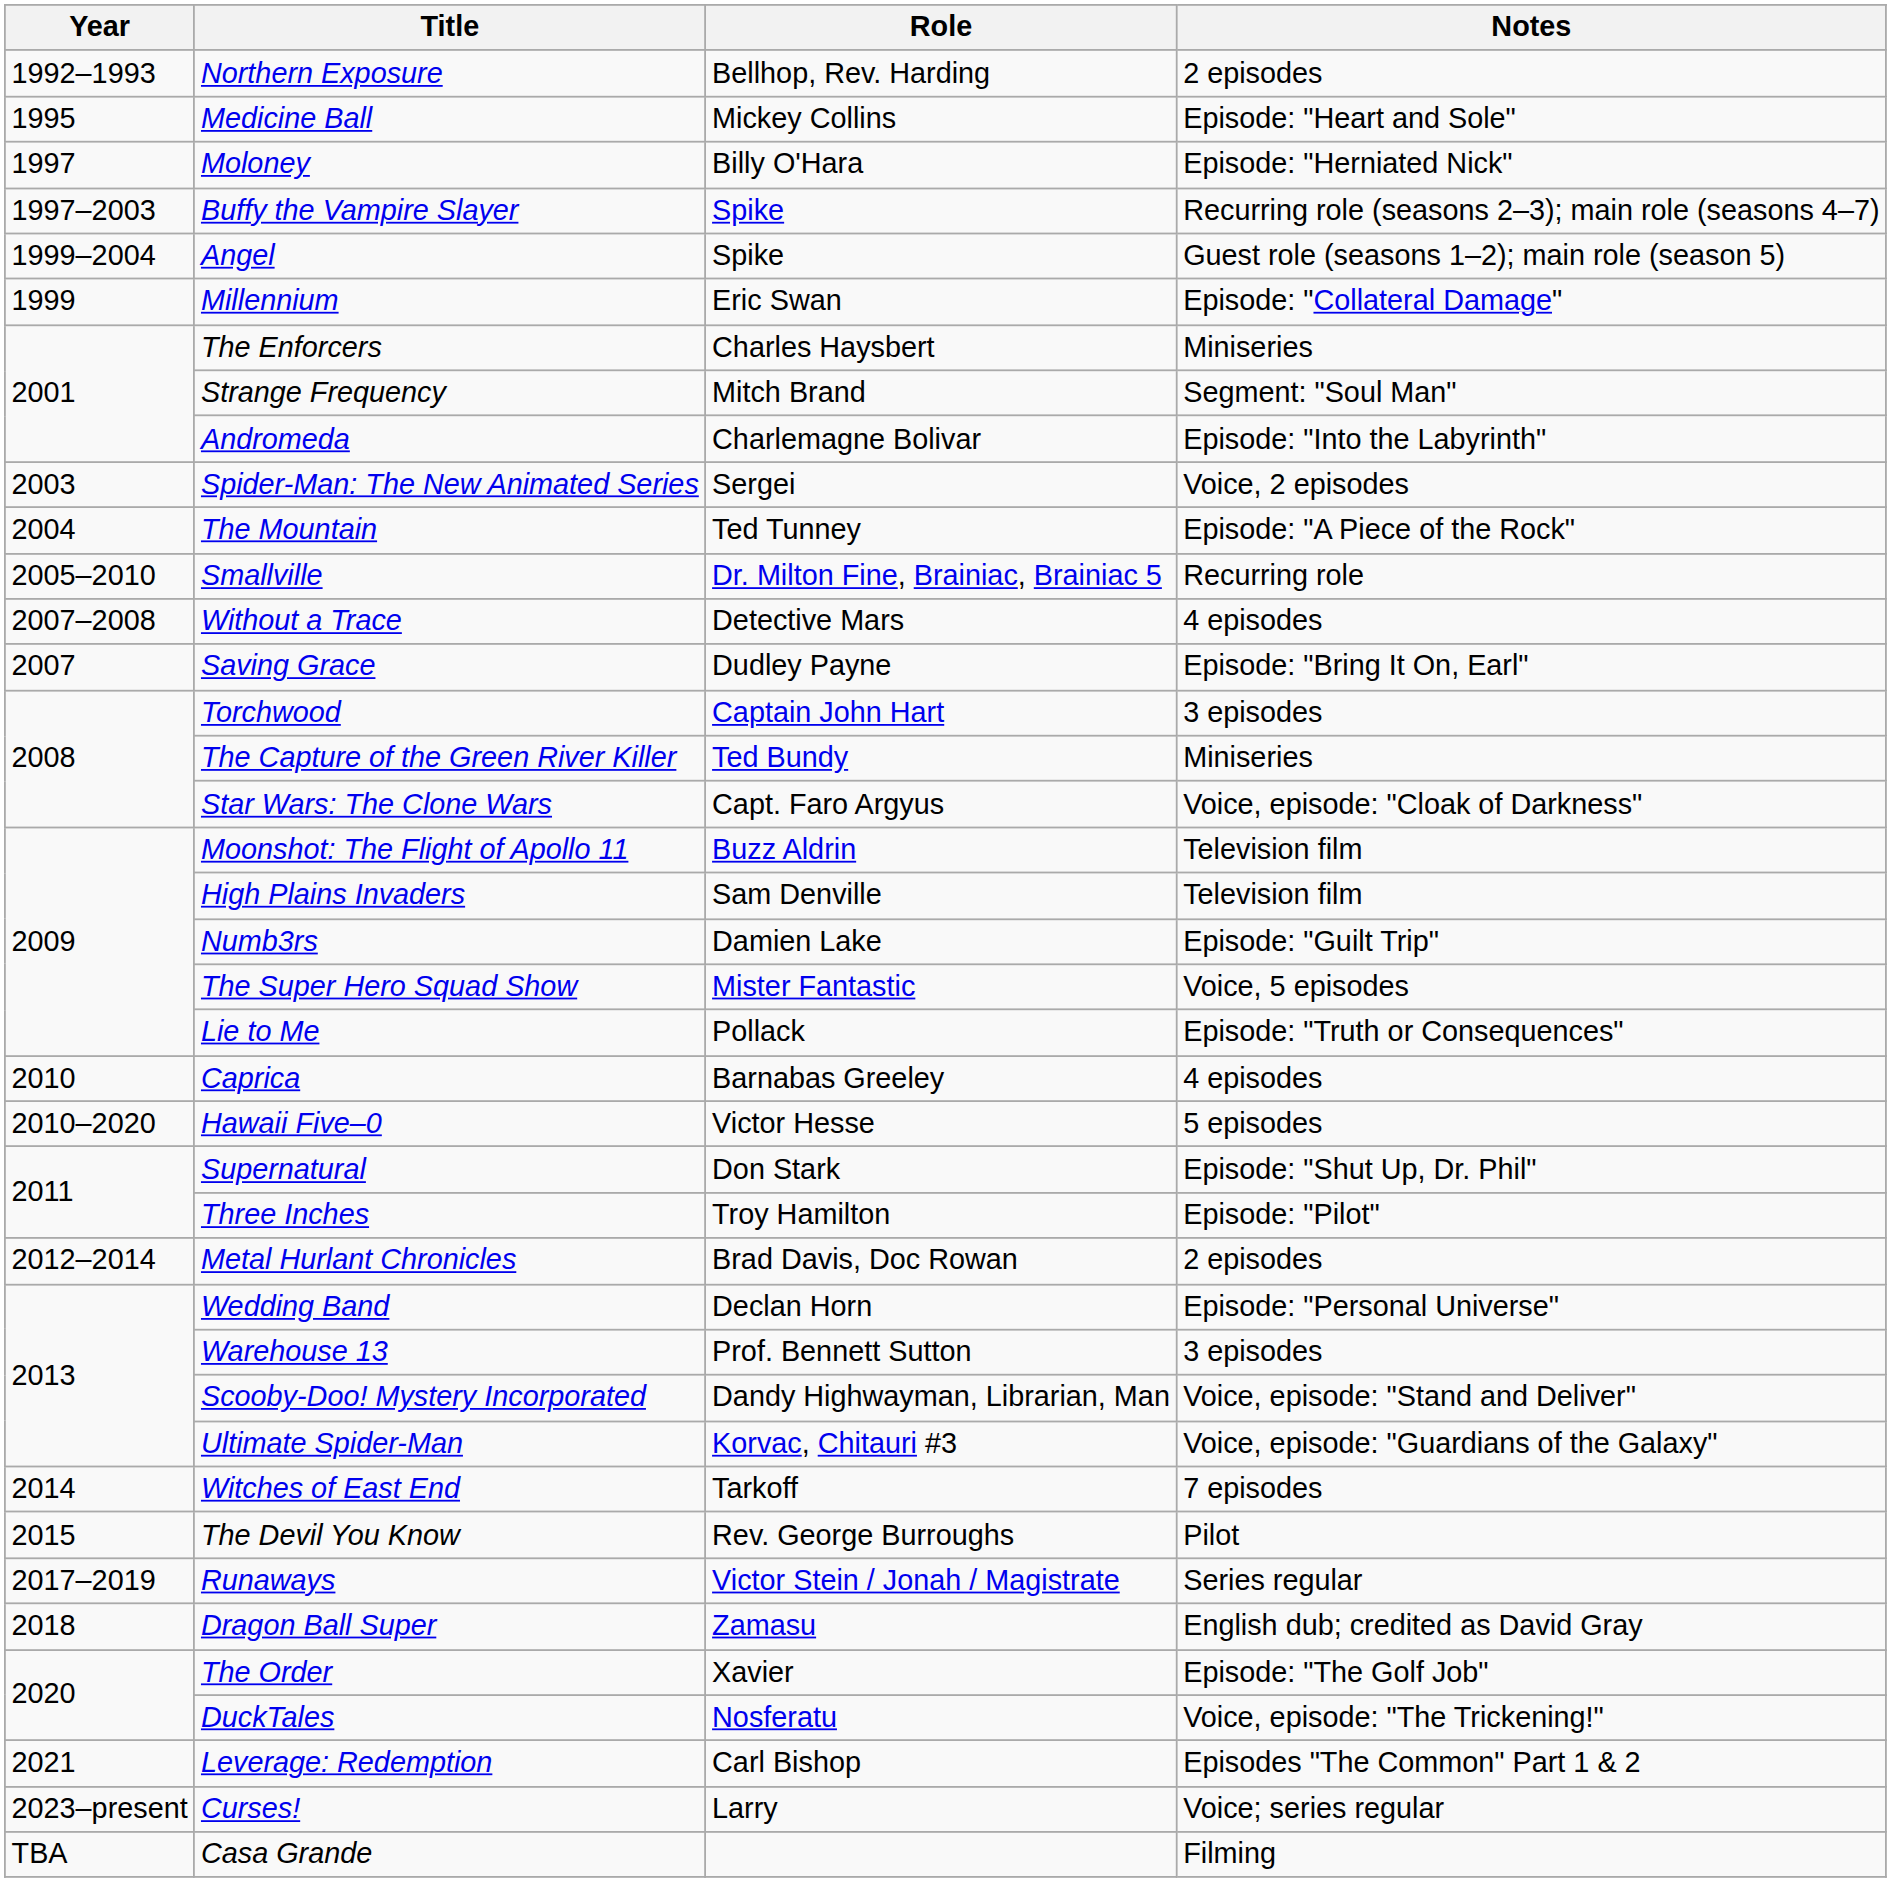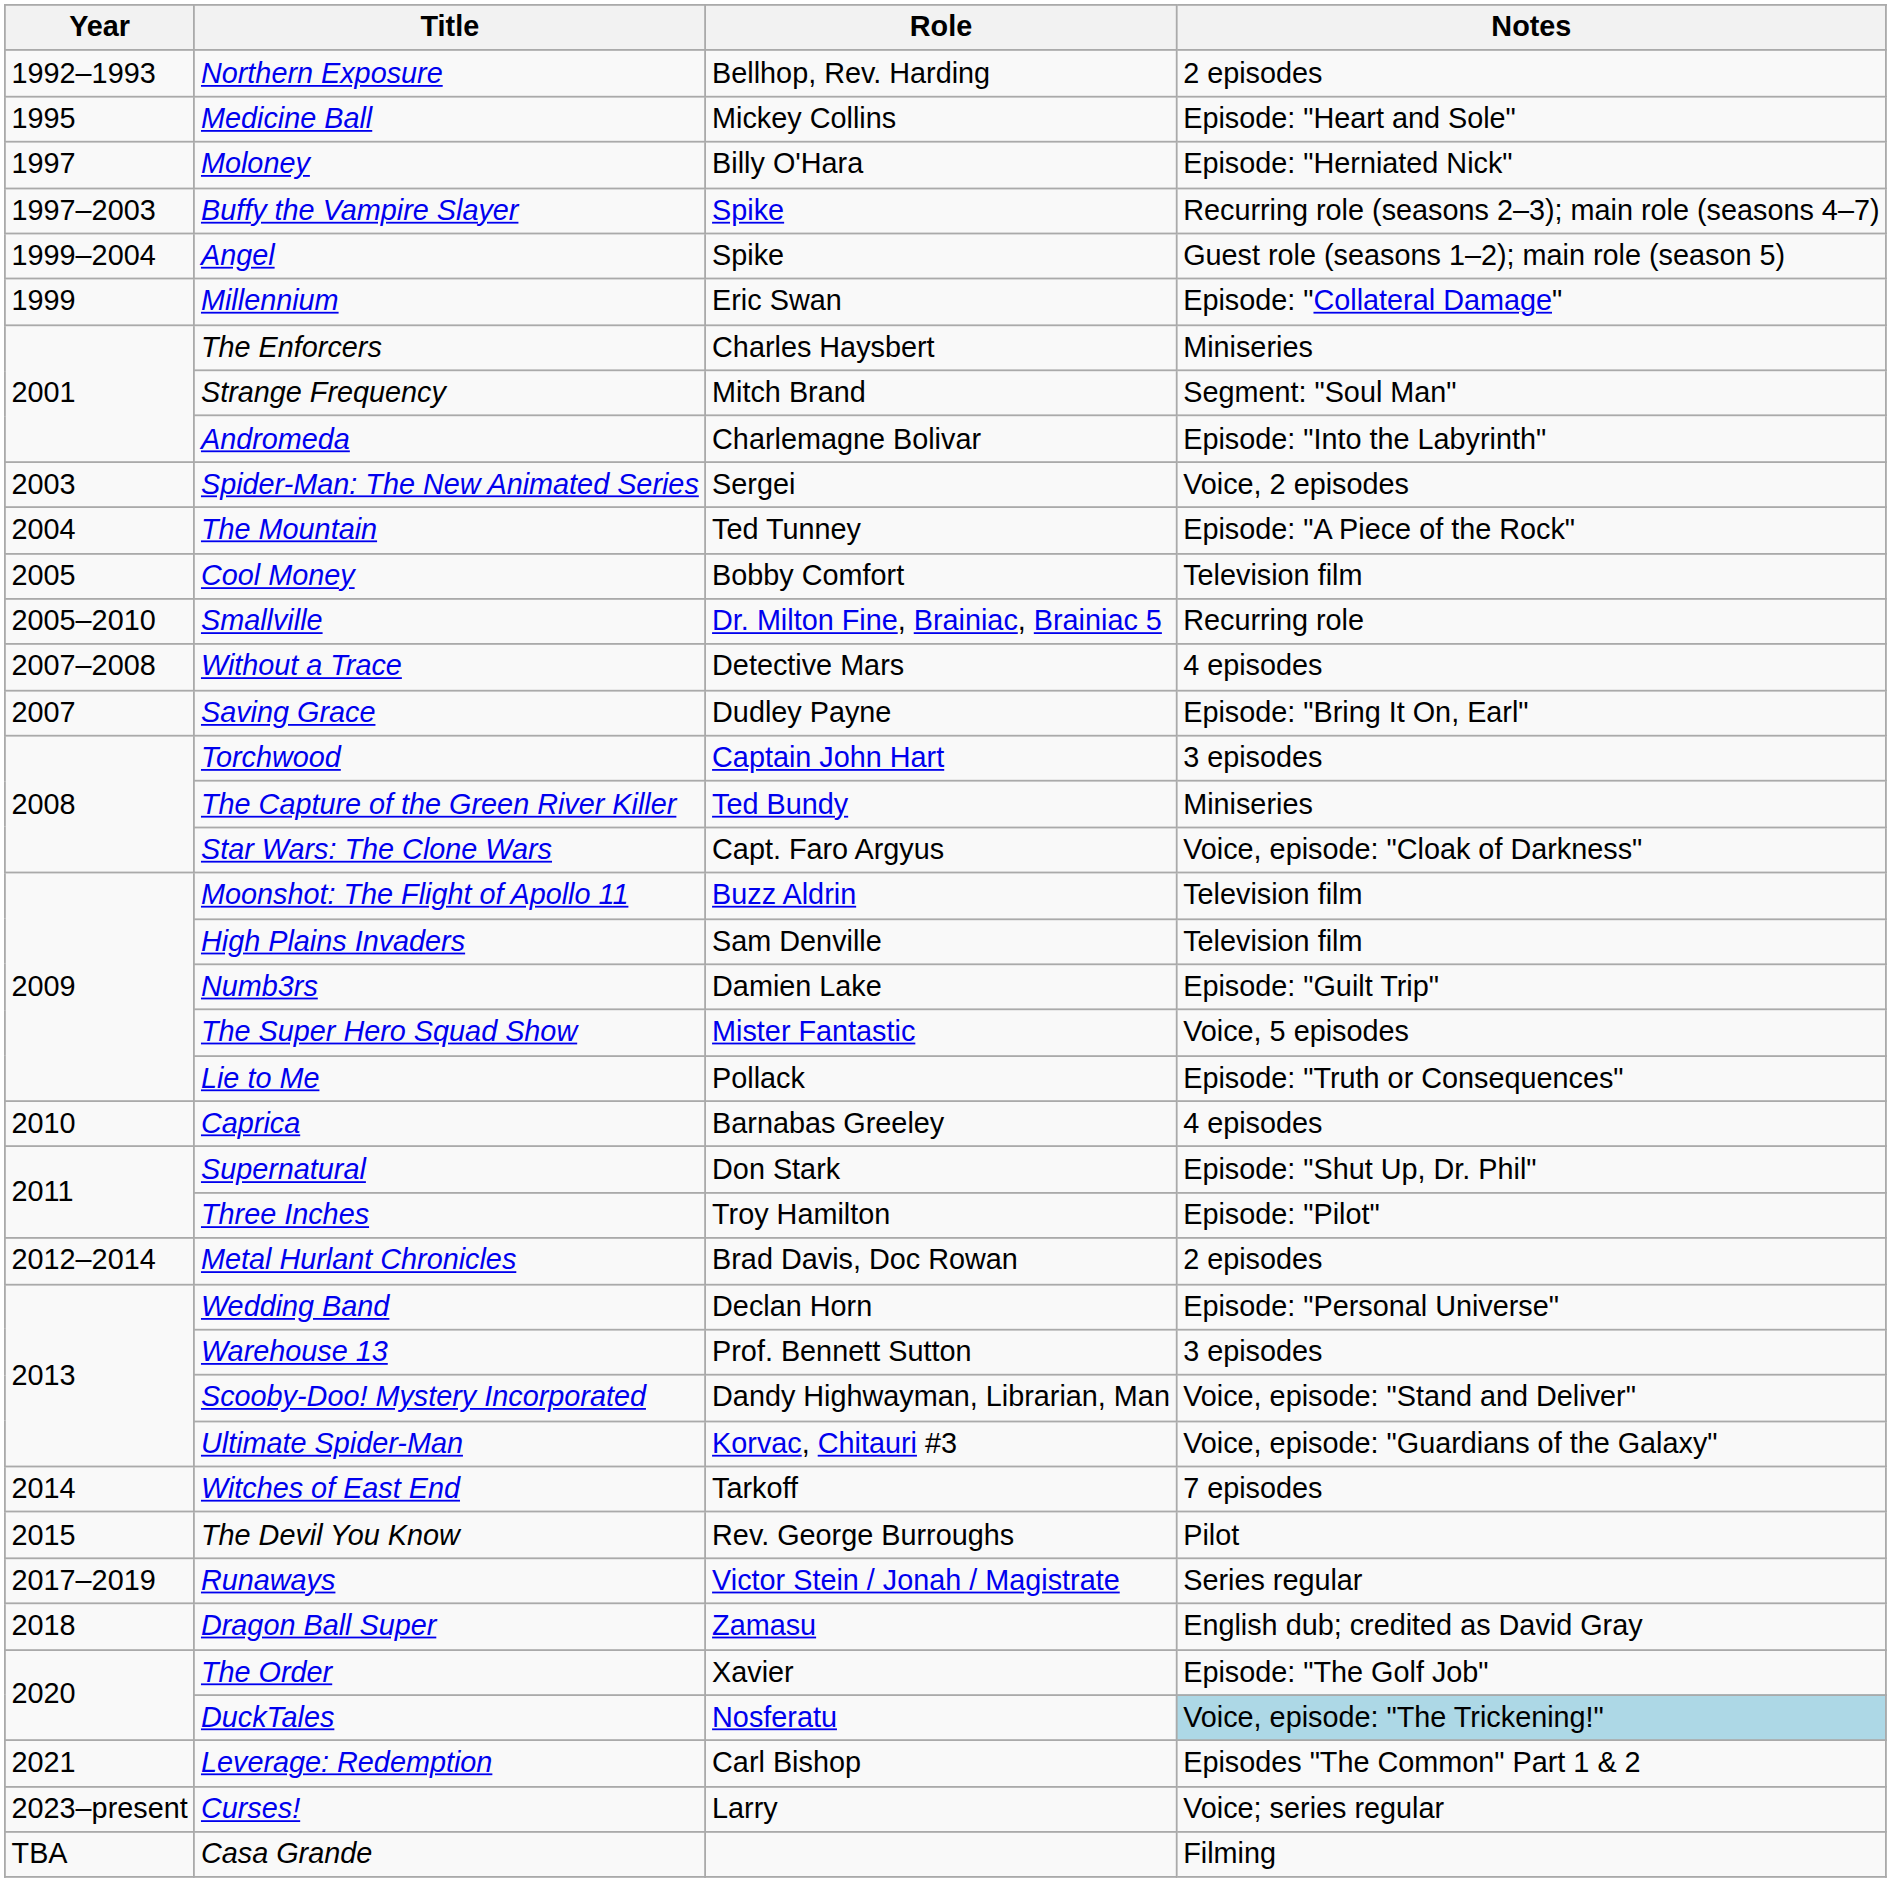+ row: (278, 575)
- row: (291, 1123)
(1394, 1717) no background -> (1394, 1717) lightblue background
